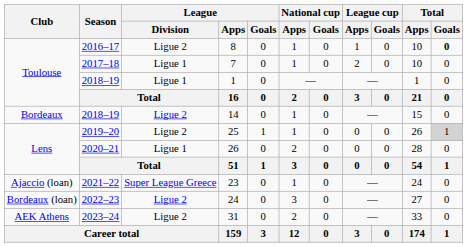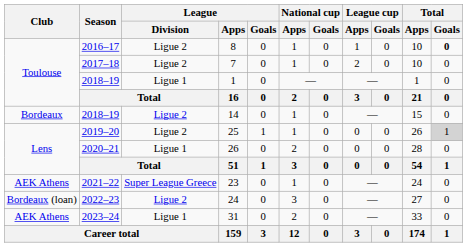(170, 64) Ligue 1 -> (170, 64) Ligue 2
(42, 183) Ajaccio (loan) -> (42, 183) AEK Athens
(170, 217) Ligue 2 -> (170, 217) Ligue 1
